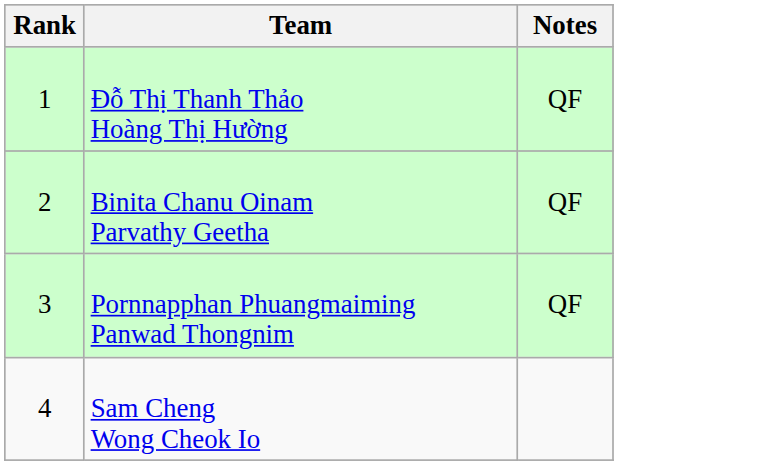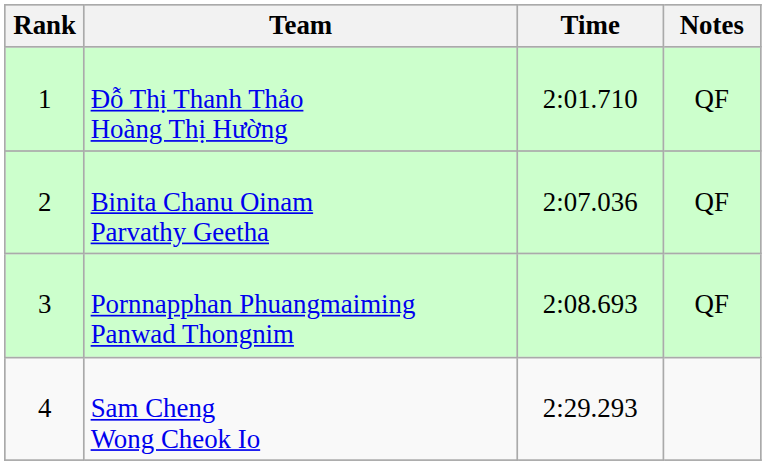+ column: (590, 25)
